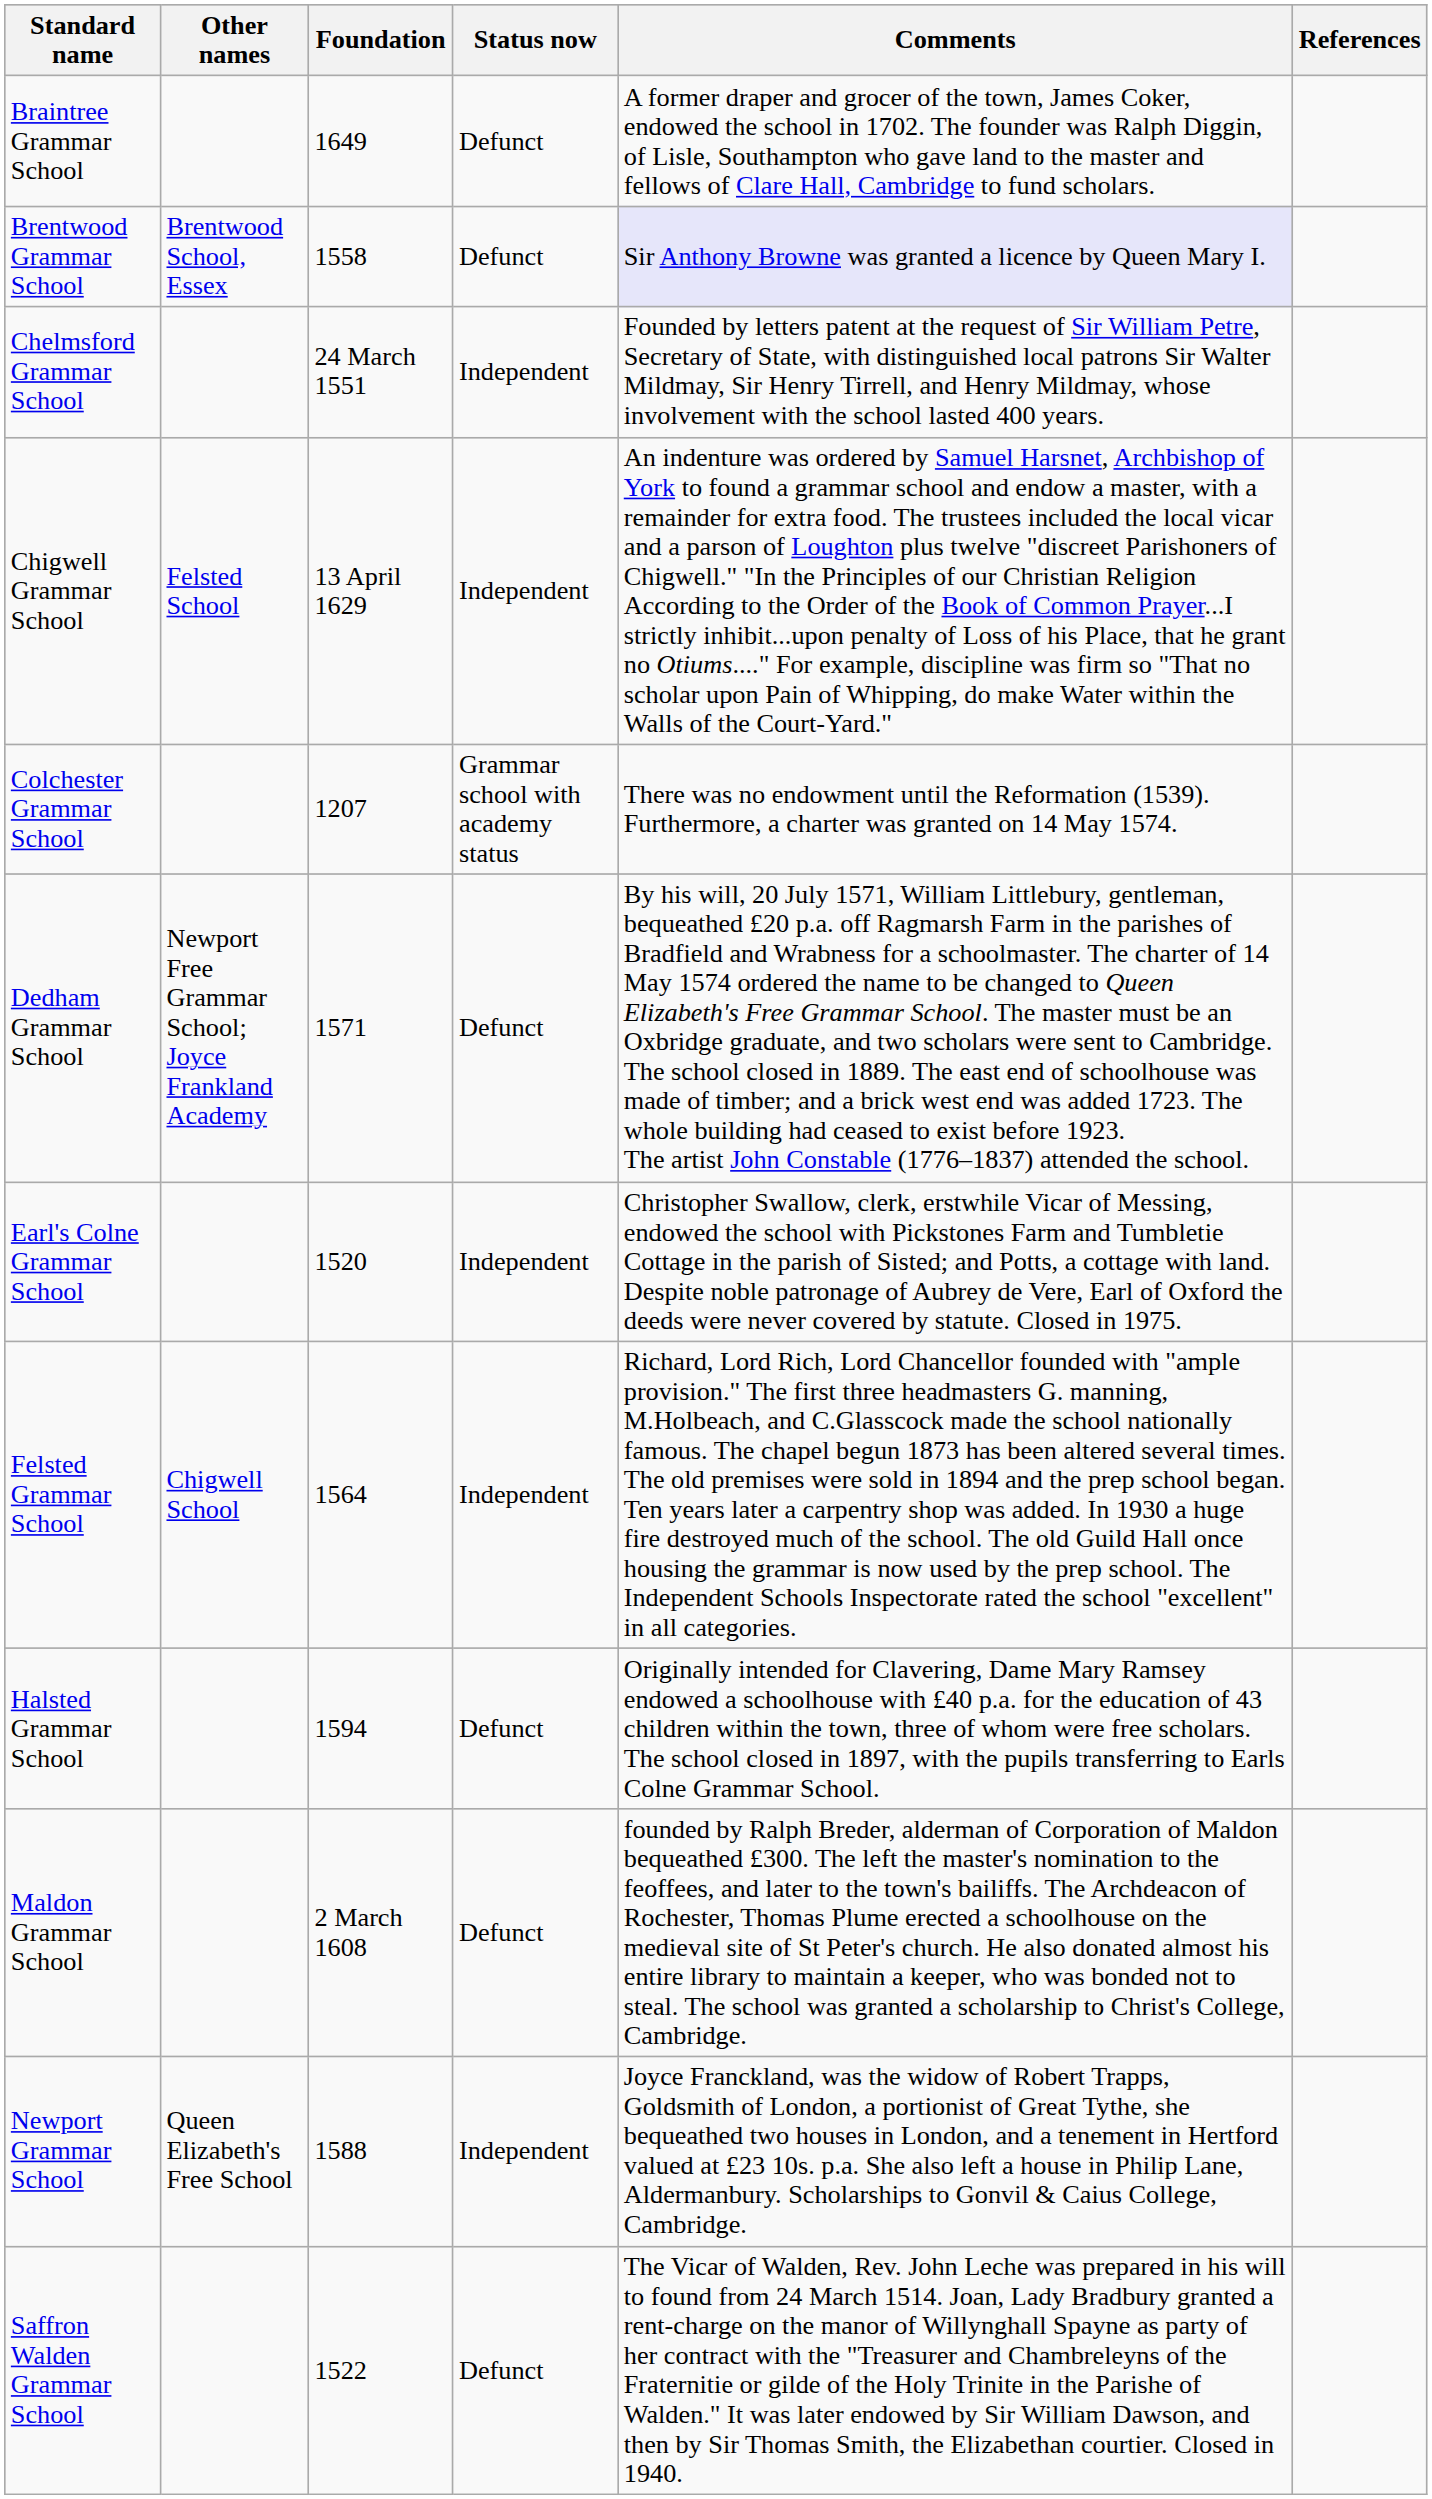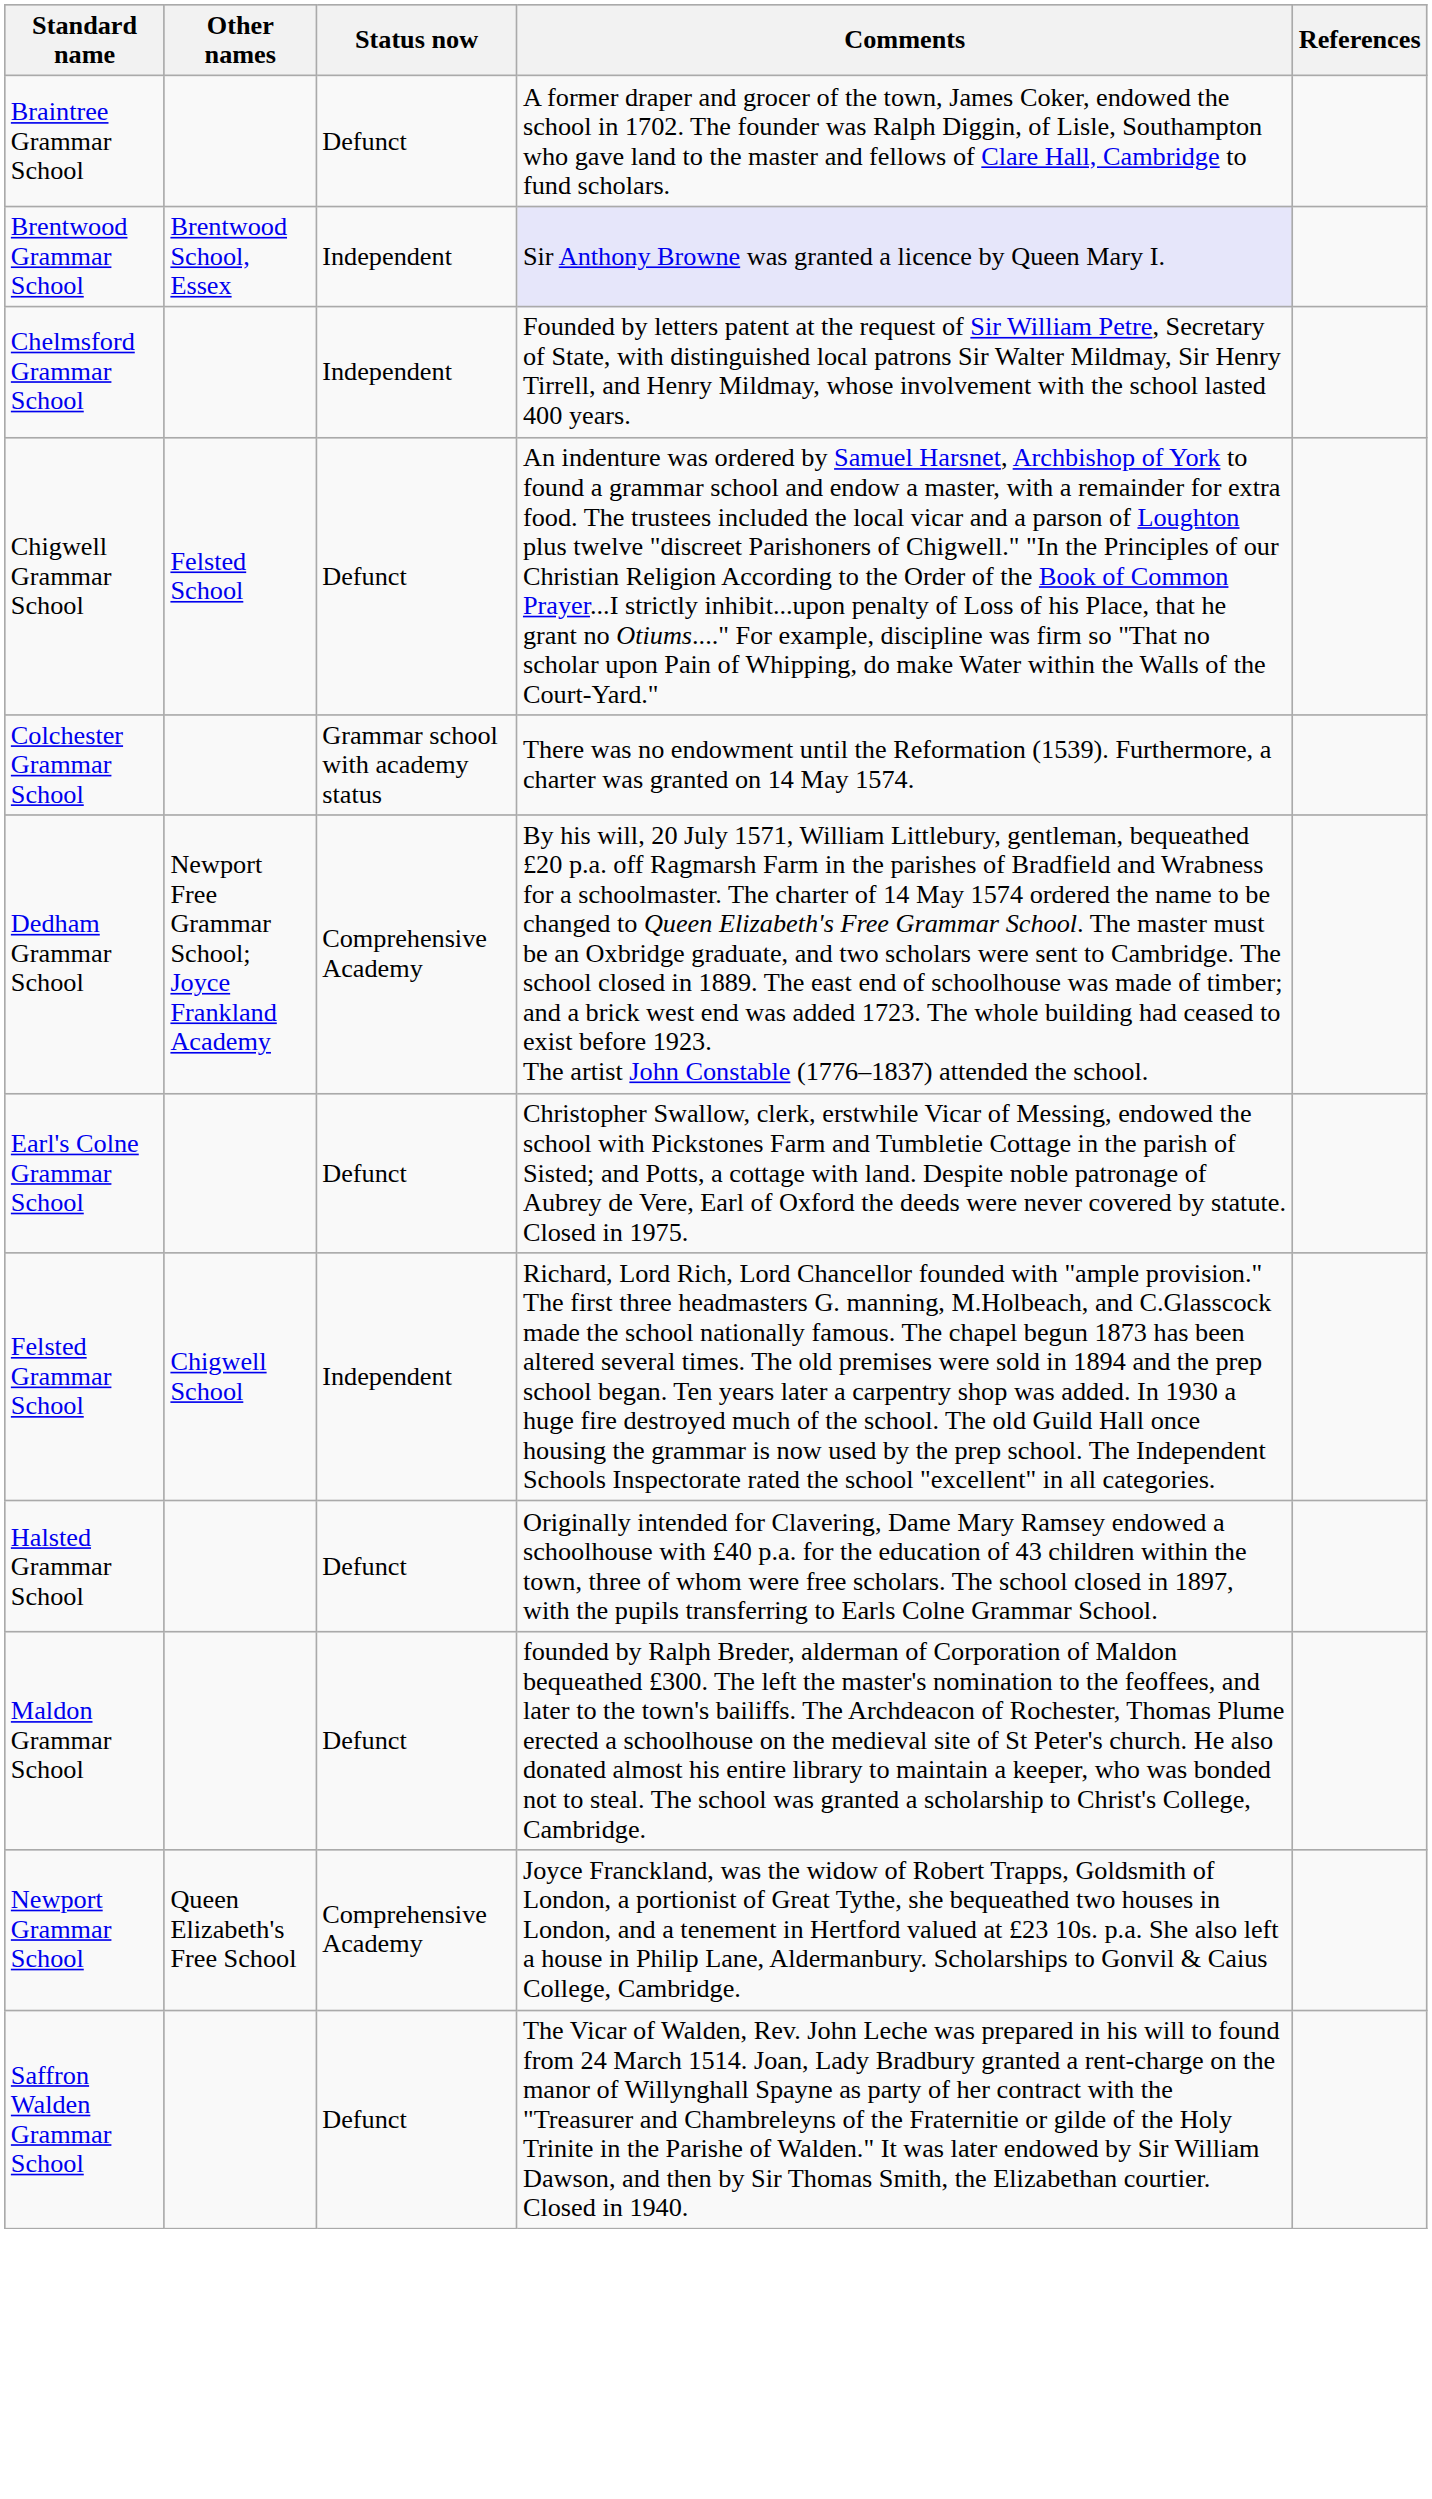- column: (381, 40)
(501, 256) Defunct -> (387, 256) Independent
(524, 590) Independent -> (364, 575) Defunct
(501, 1027) Defunct -> (405, 953) Comprehensive Academy
(524, 1261) Independent -> (364, 1172) Defunct
(524, 2150) Independent -> (405, 1929) Comprehensive Academy
